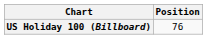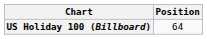(178, 27) 76 -> (178, 27) 64
